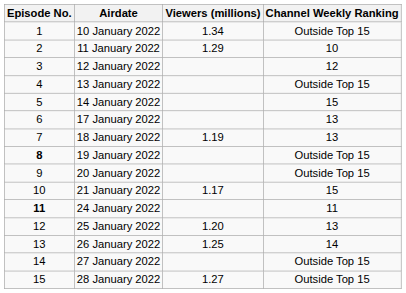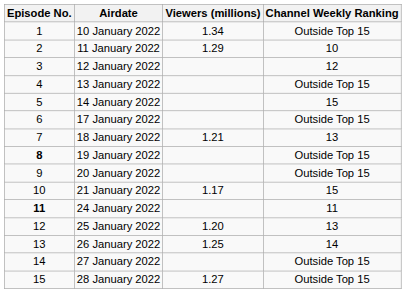(332, 119) 13 -> (332, 119) Outside Top 15
(213, 137) 1.19 -> (213, 137) 1.21
